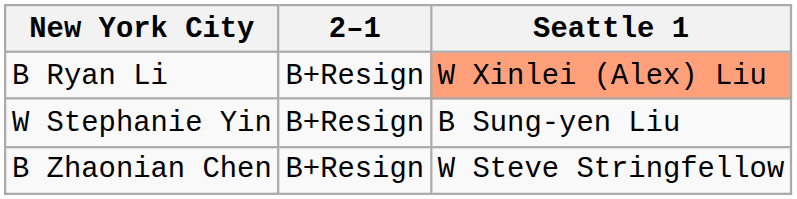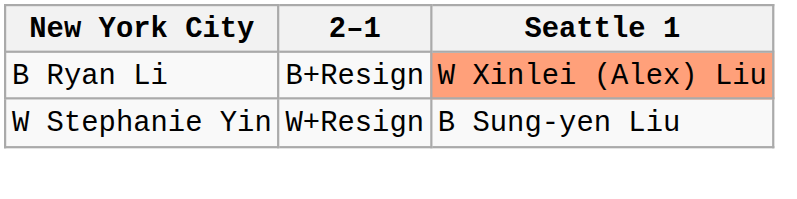(355, 123) B+Resign -> (355, 123) W+Resign
- row: (142, 170)
